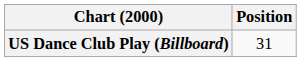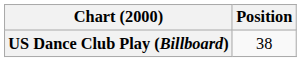(264, 43) 31 -> (264, 43) 38
